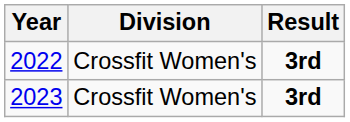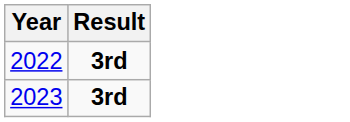- column: (165, 23)
